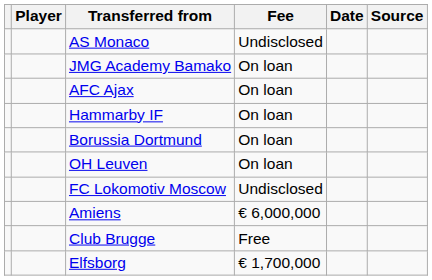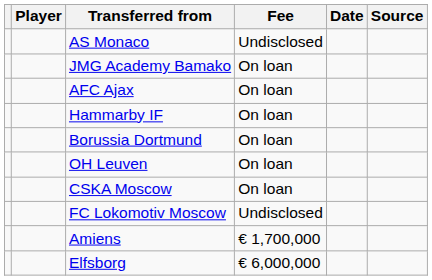+ row: (120, 189)
(279, 213) € 6,000,000 -> (279, 238) € 1,700,000
- row: (112, 238)
(279, 262) € 1,700,000 -> (279, 262) € 6,000,000
